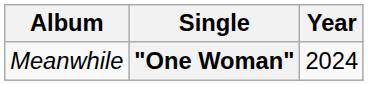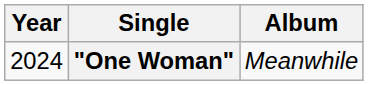columns swapped: (332, 23) <-> (67, 23)
